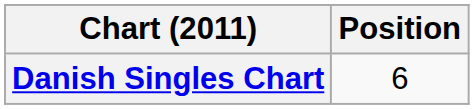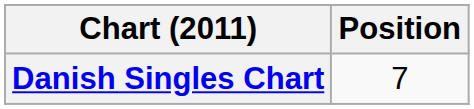(400, 78) 6 -> (400, 78) 7
